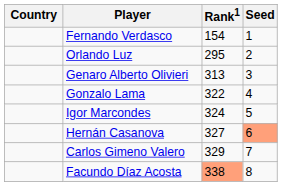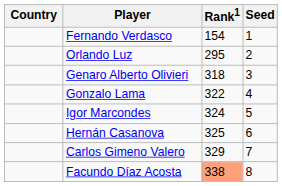(215, 75) 313 -> (215, 75) 318
(215, 133) 327 -> (215, 133) 325
(249, 133) lightsalmon background -> (249, 133) no background
